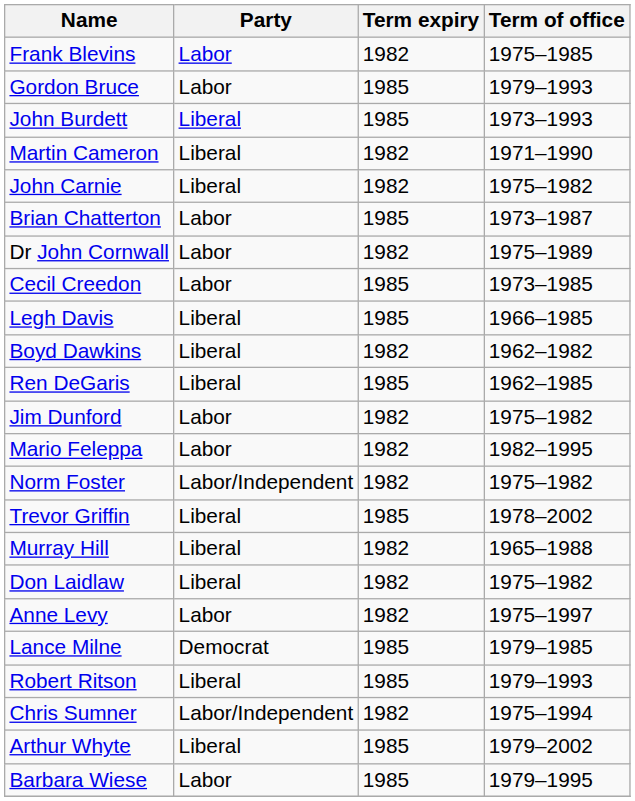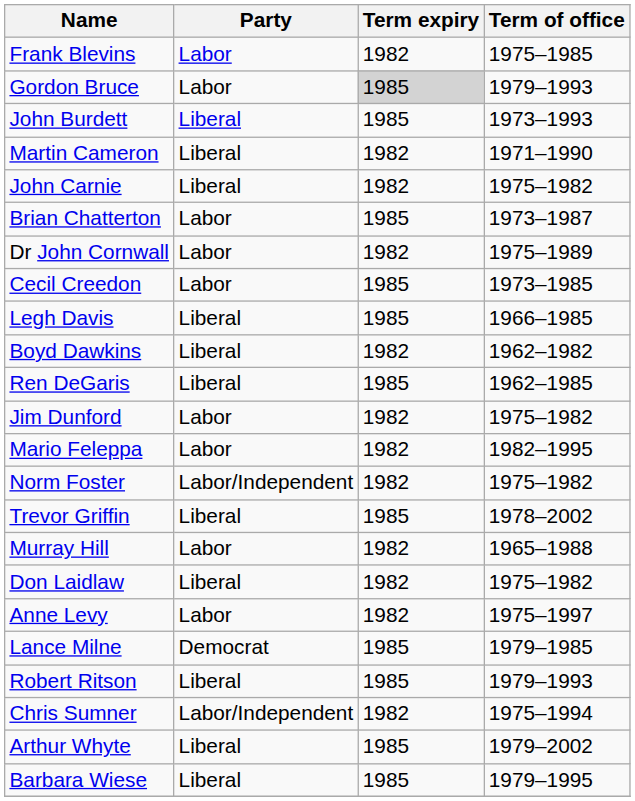(386, 86) no background -> (386, 86) lightgrey background
(210, 548) Liberal -> (205, 548) Labor
(205, 779) Labor -> (210, 779) Liberal
